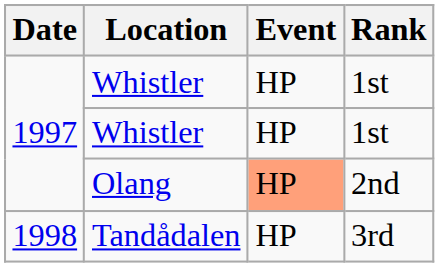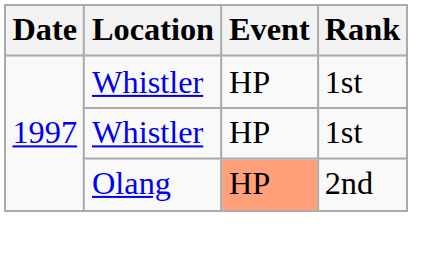- row: (166, 235)
